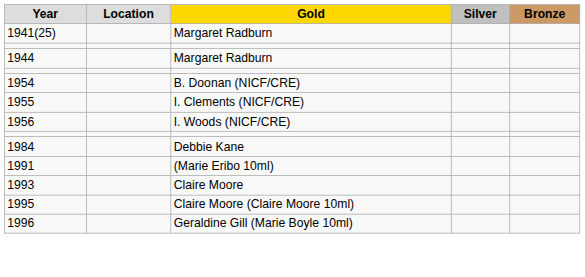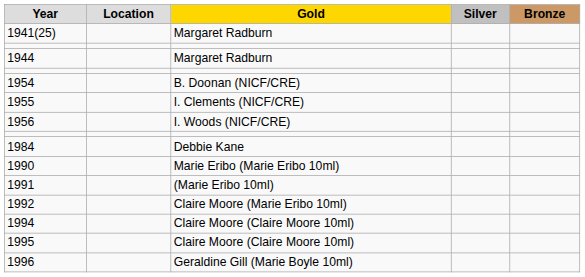+ row: (21, 165)
+ row: (21, 204)
- row: (21, 185)
+ row: (21, 223)
